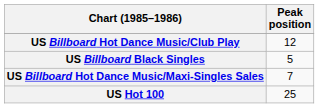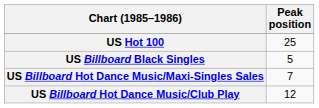rows swapped: (135, 94) <-> (135, 42)
